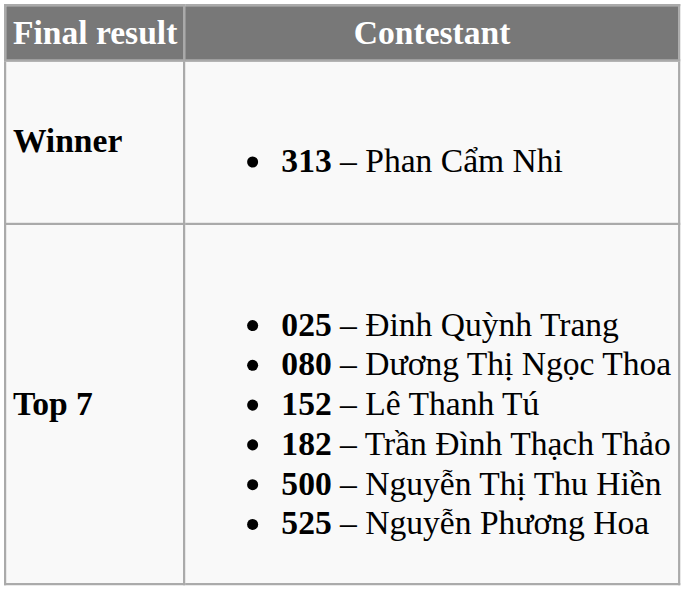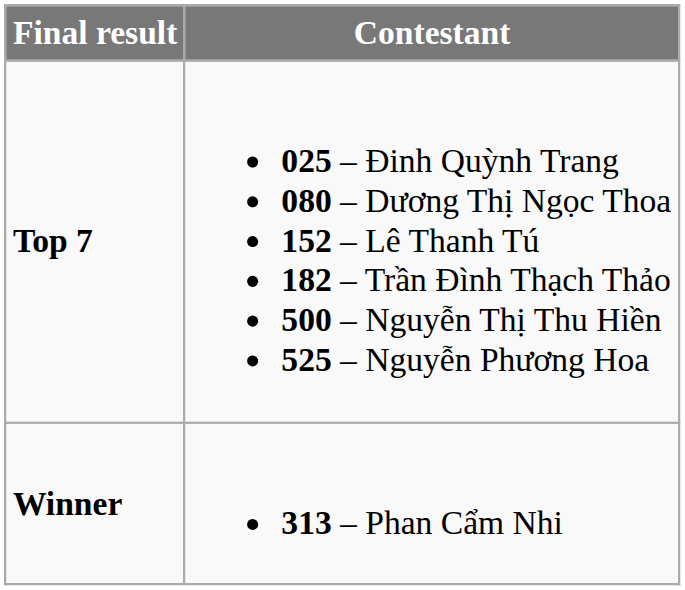rows swapped: (68, 141) <-> (53, 402)
